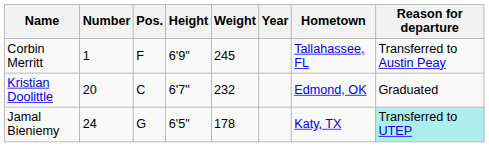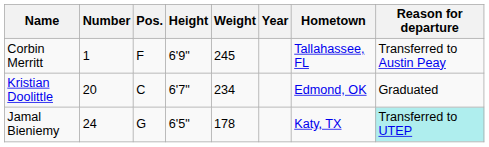(225, 90) 232 -> (225, 90) 234
